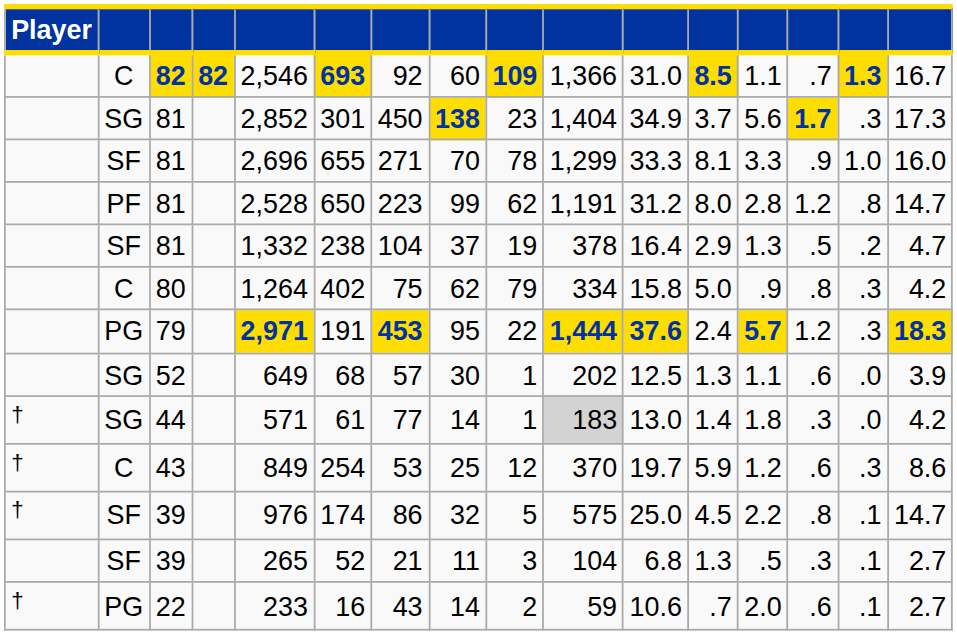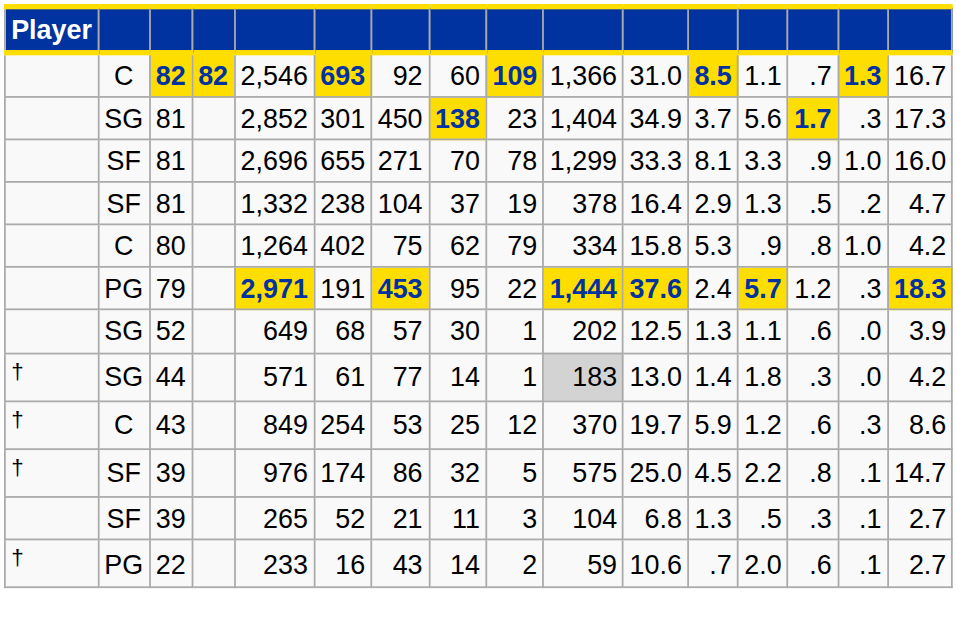- row: (124, 204)
(713, 289) 5.0 -> (713, 246) 5.3
(870, 289) .3 -> (863, 246) 1.0
